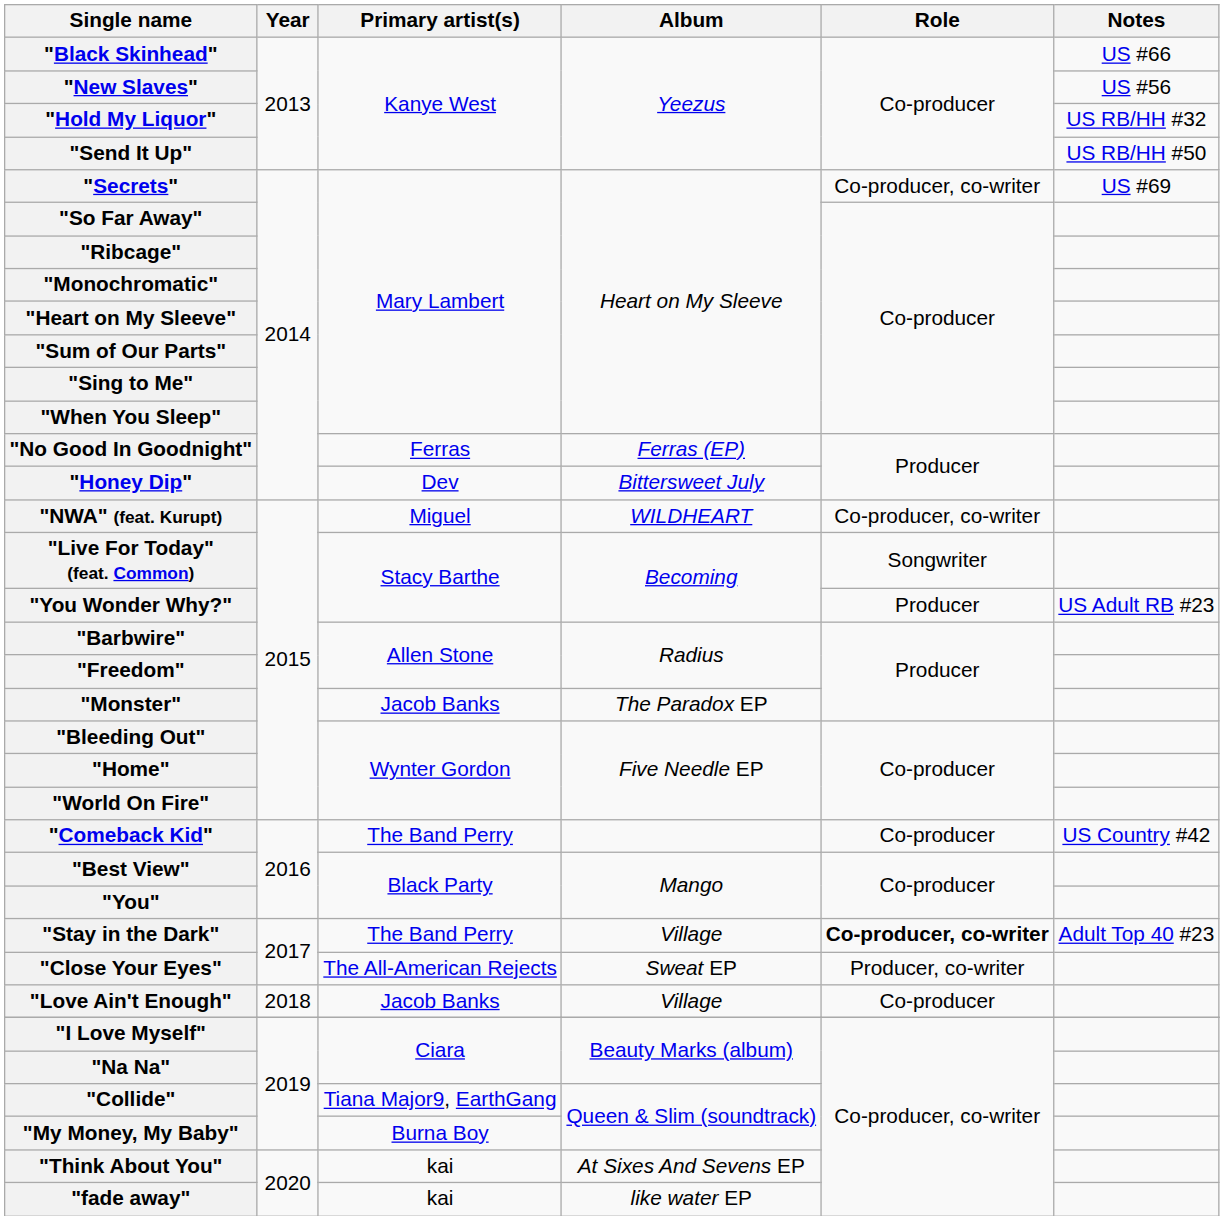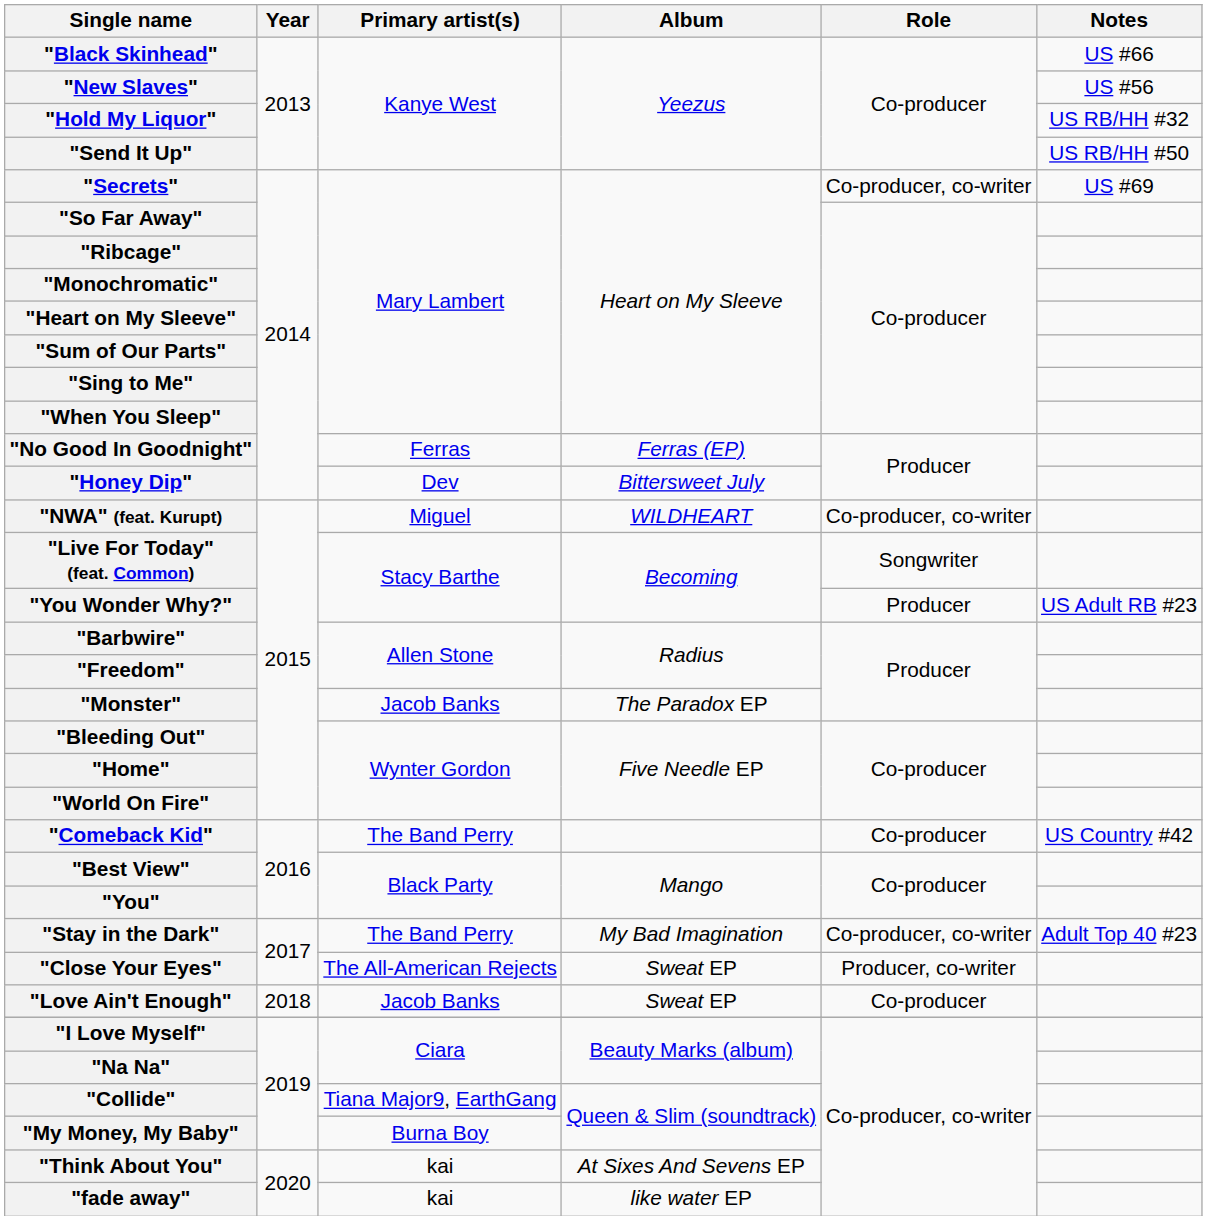(691, 935) Village -> (691, 935) My Bad Imagination
(937, 935) bold -> (929, 935) normal
(691, 1001) Village -> (691, 1001) Sweat EP
